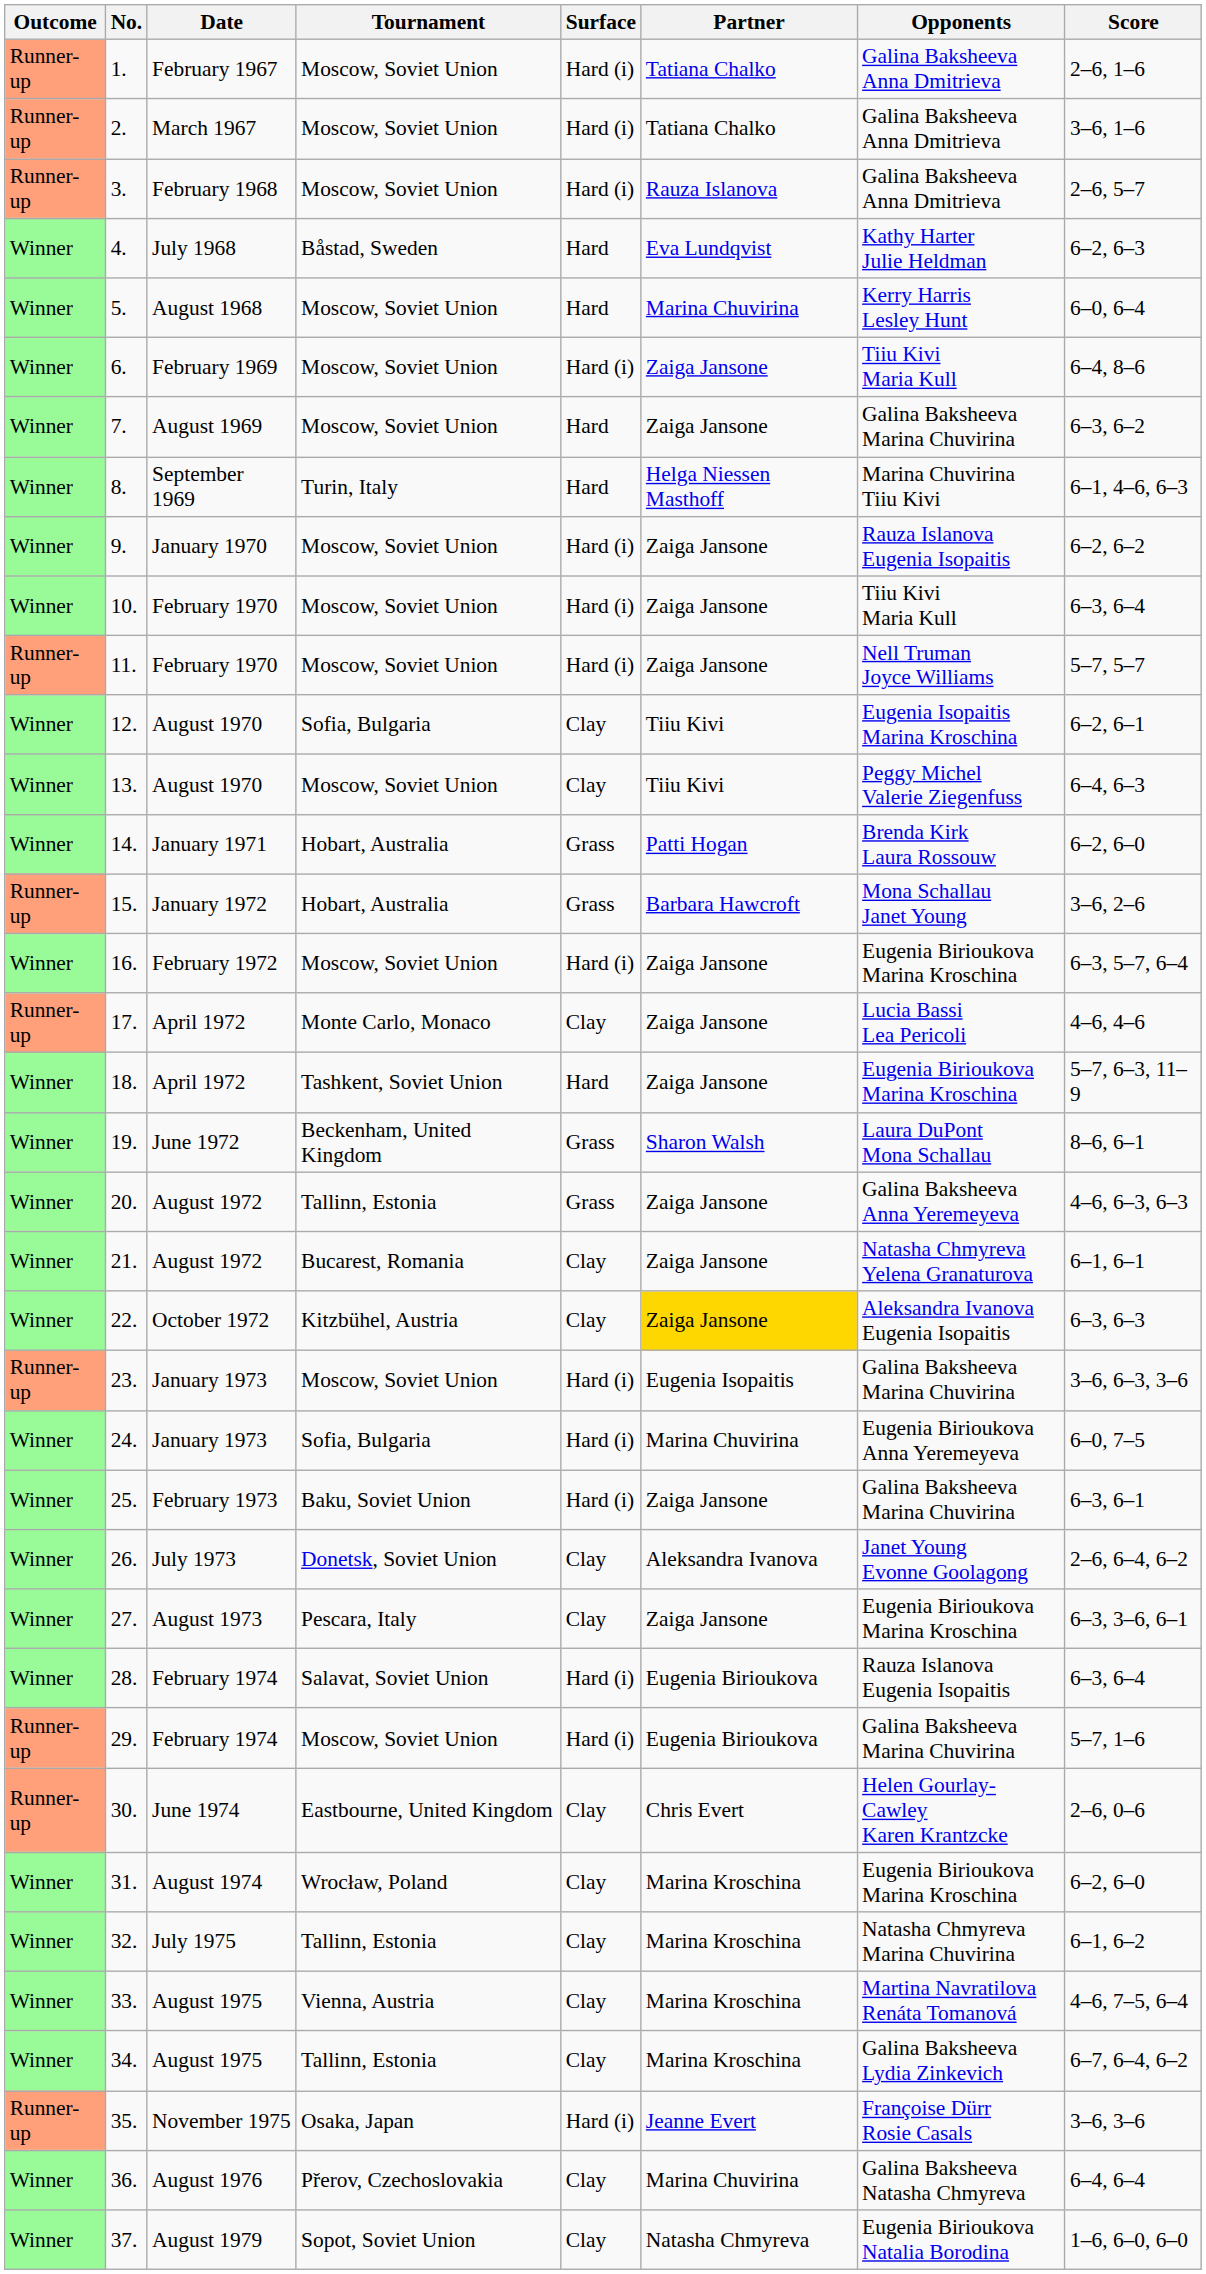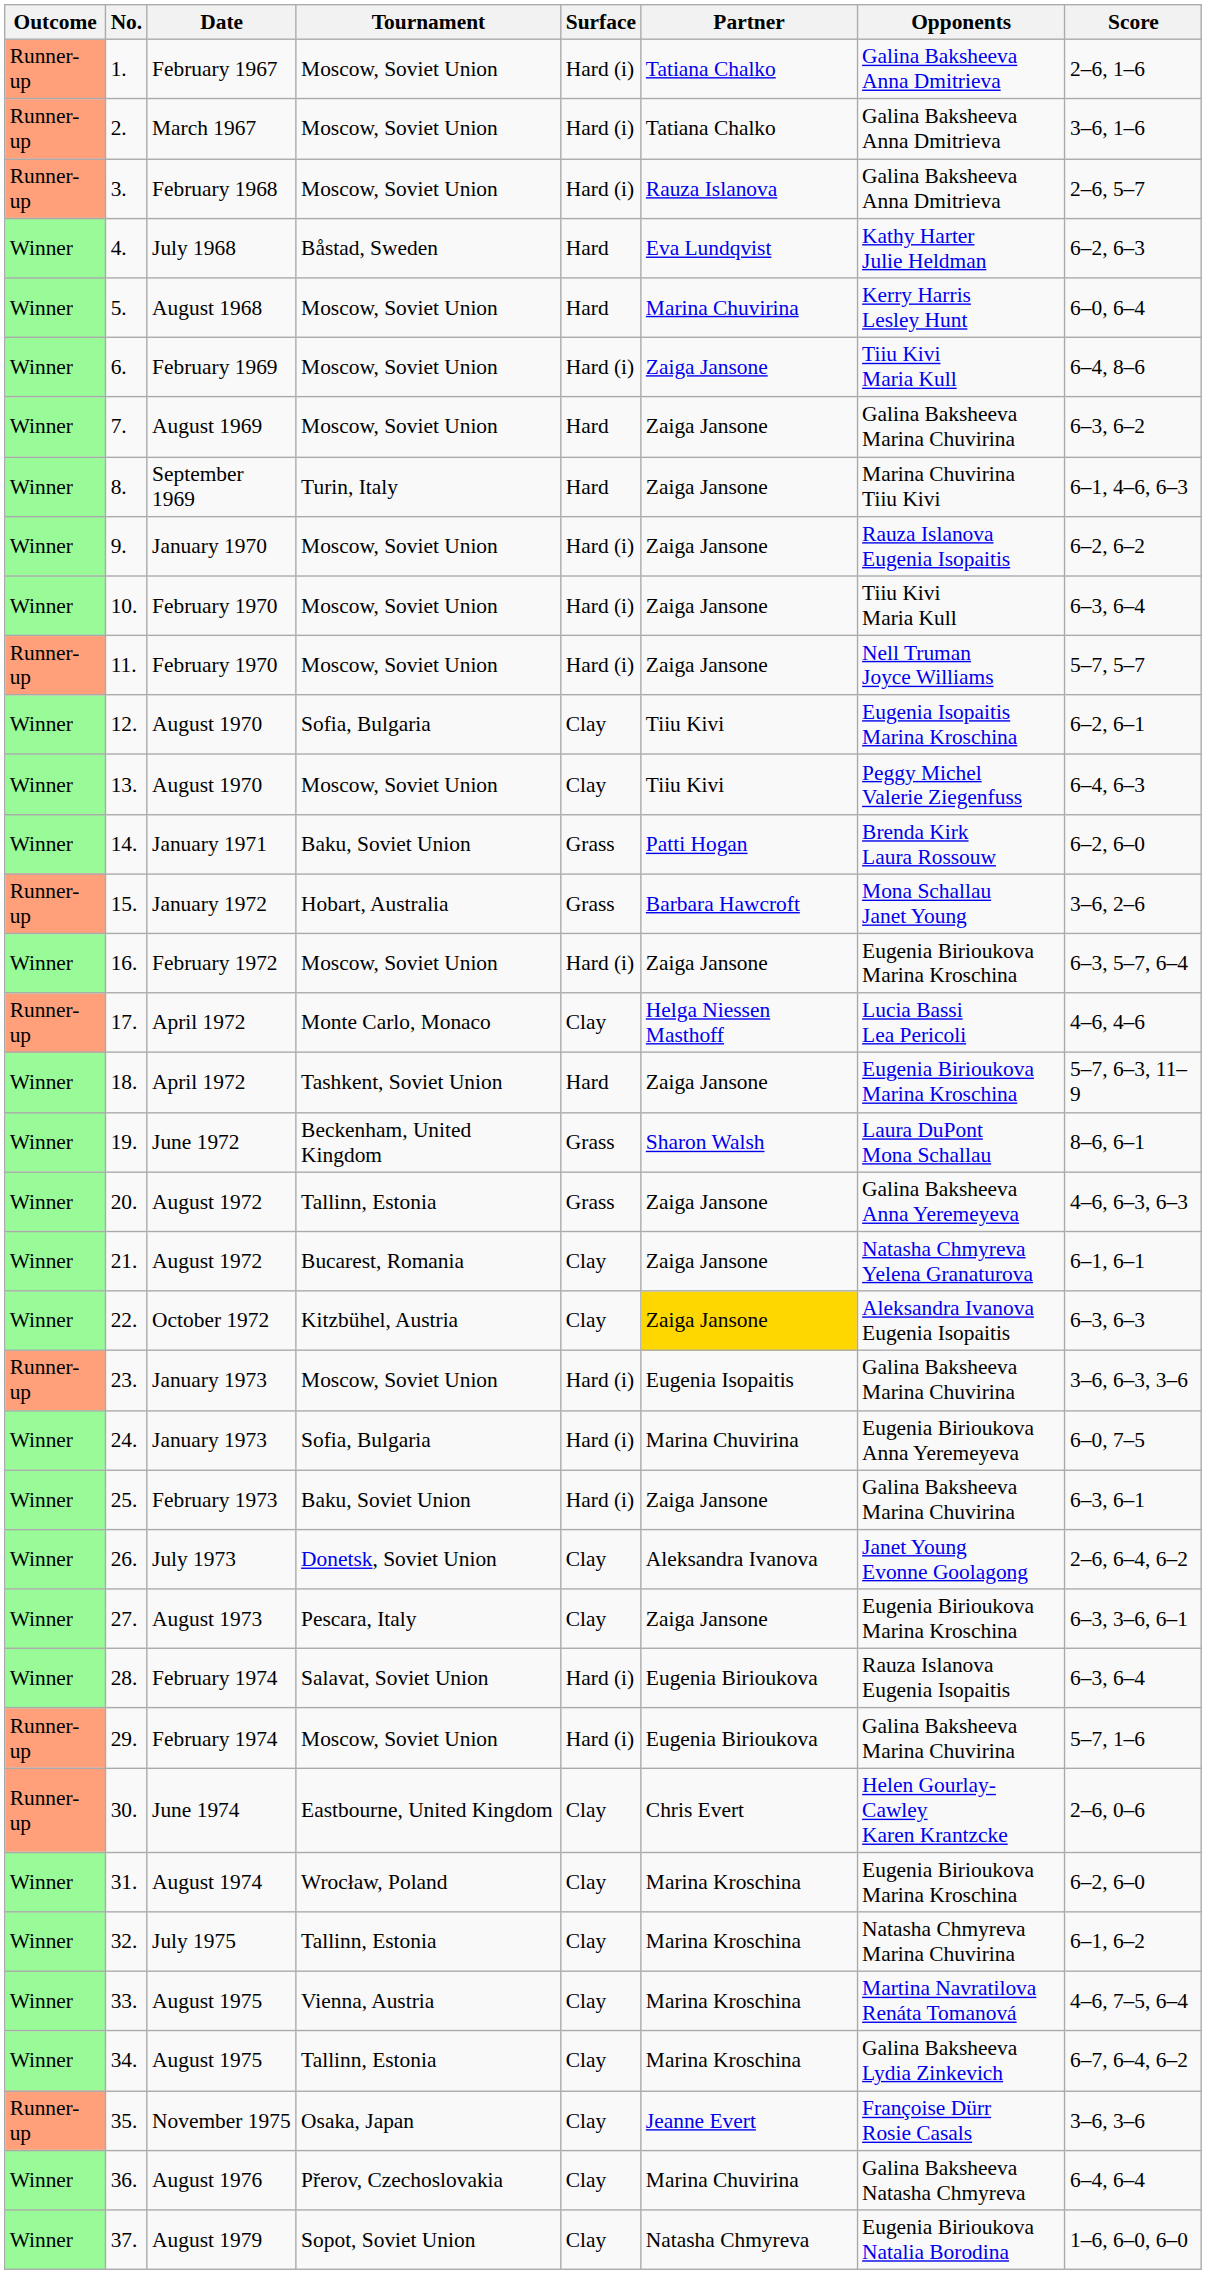(708, 485) Helga Niessen Masthoff -> (707, 485) Zaiga Jansone
(375, 843) Hobart, Australia -> (386, 843) Baku, Soviet Union
(707, 1022) Zaiga Jansone -> (708, 1022) Helga Niessen Masthoff
(600, 2119) Hard (i) -> (586, 2119) Clay
